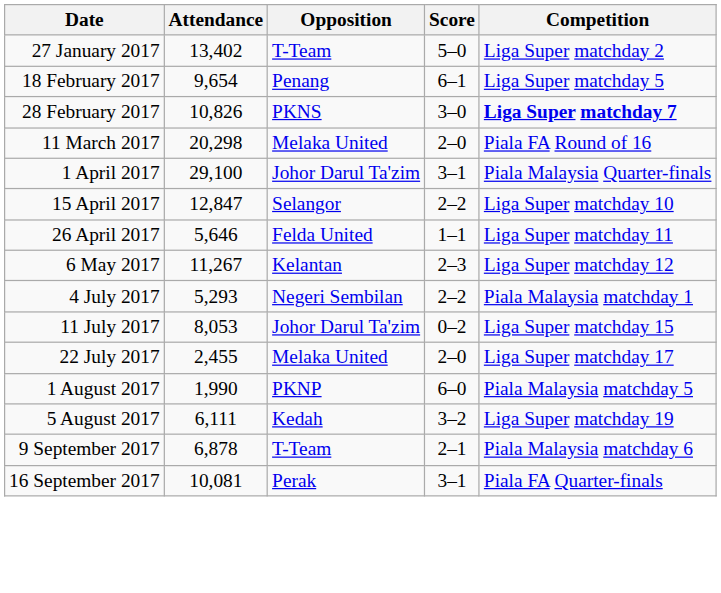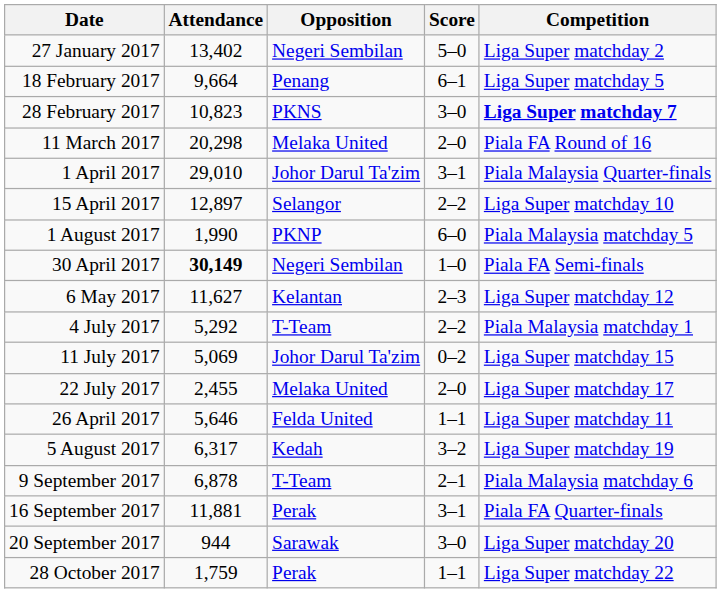(302, 50) T-Team -> (337, 50) Negeri Sembilan
(216, 81) 9,654 -> (216, 81) 9,664
(216, 111) 10,826 -> (216, 111) 10,823
(216, 173) 29,100 -> (216, 173) 29,010
(216, 204) 12,847 -> (216, 204) 12,897
rows swapped: (106, 234) <-> (103, 388)
+ row: (106, 265)
(216, 265) 11,267 -> (216, 296) 11,627
(216, 296) 5,293 -> (216, 326) 5,292
(337, 296) Negeri Sembilan -> (302, 326) T-Team
(216, 326) 8,053 -> (216, 357) 5,069
(216, 419) 6,111 -> (216, 449) 6,317
(216, 480) 10,081 -> (216, 511) 11,881
+ row: (84, 541)
+ row: (95, 572)
